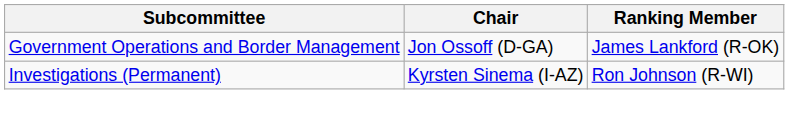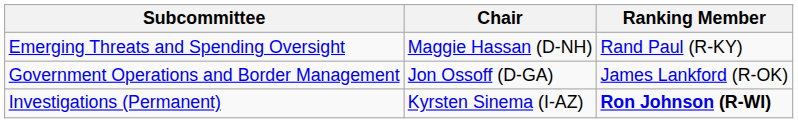+ row: (177, 46)
(673, 74) normal -> (686, 103) bold
